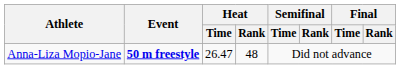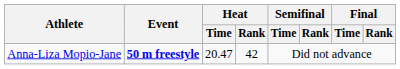(219, 54) 26.47 -> (219, 54) 20.47
(252, 54) 48 -> (252, 54) 42
